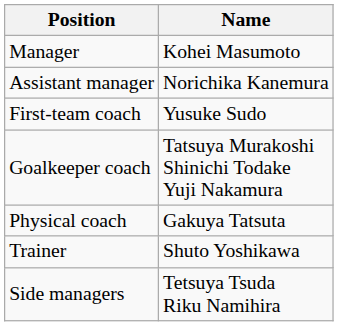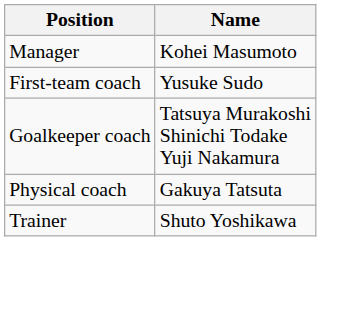- row: (82, 82)
- row: (67, 293)
